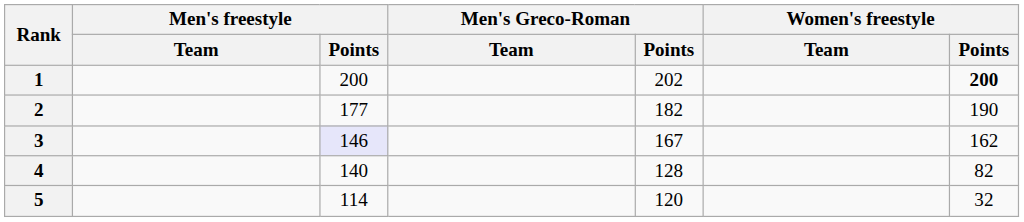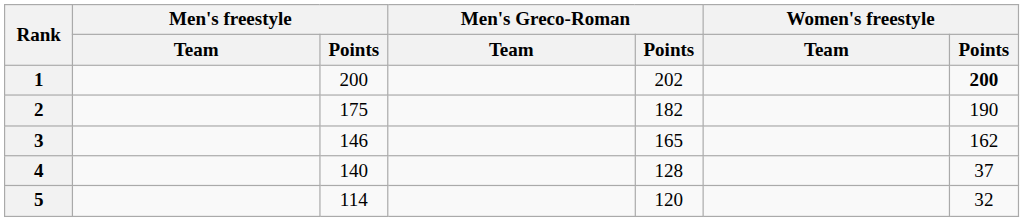(354, 110) 177 -> (354, 110) 175
(354, 140) lavender background -> (354, 140) no background
(669, 140) 167 -> (669, 140) 165
(984, 170) 82 -> (984, 170) 37
